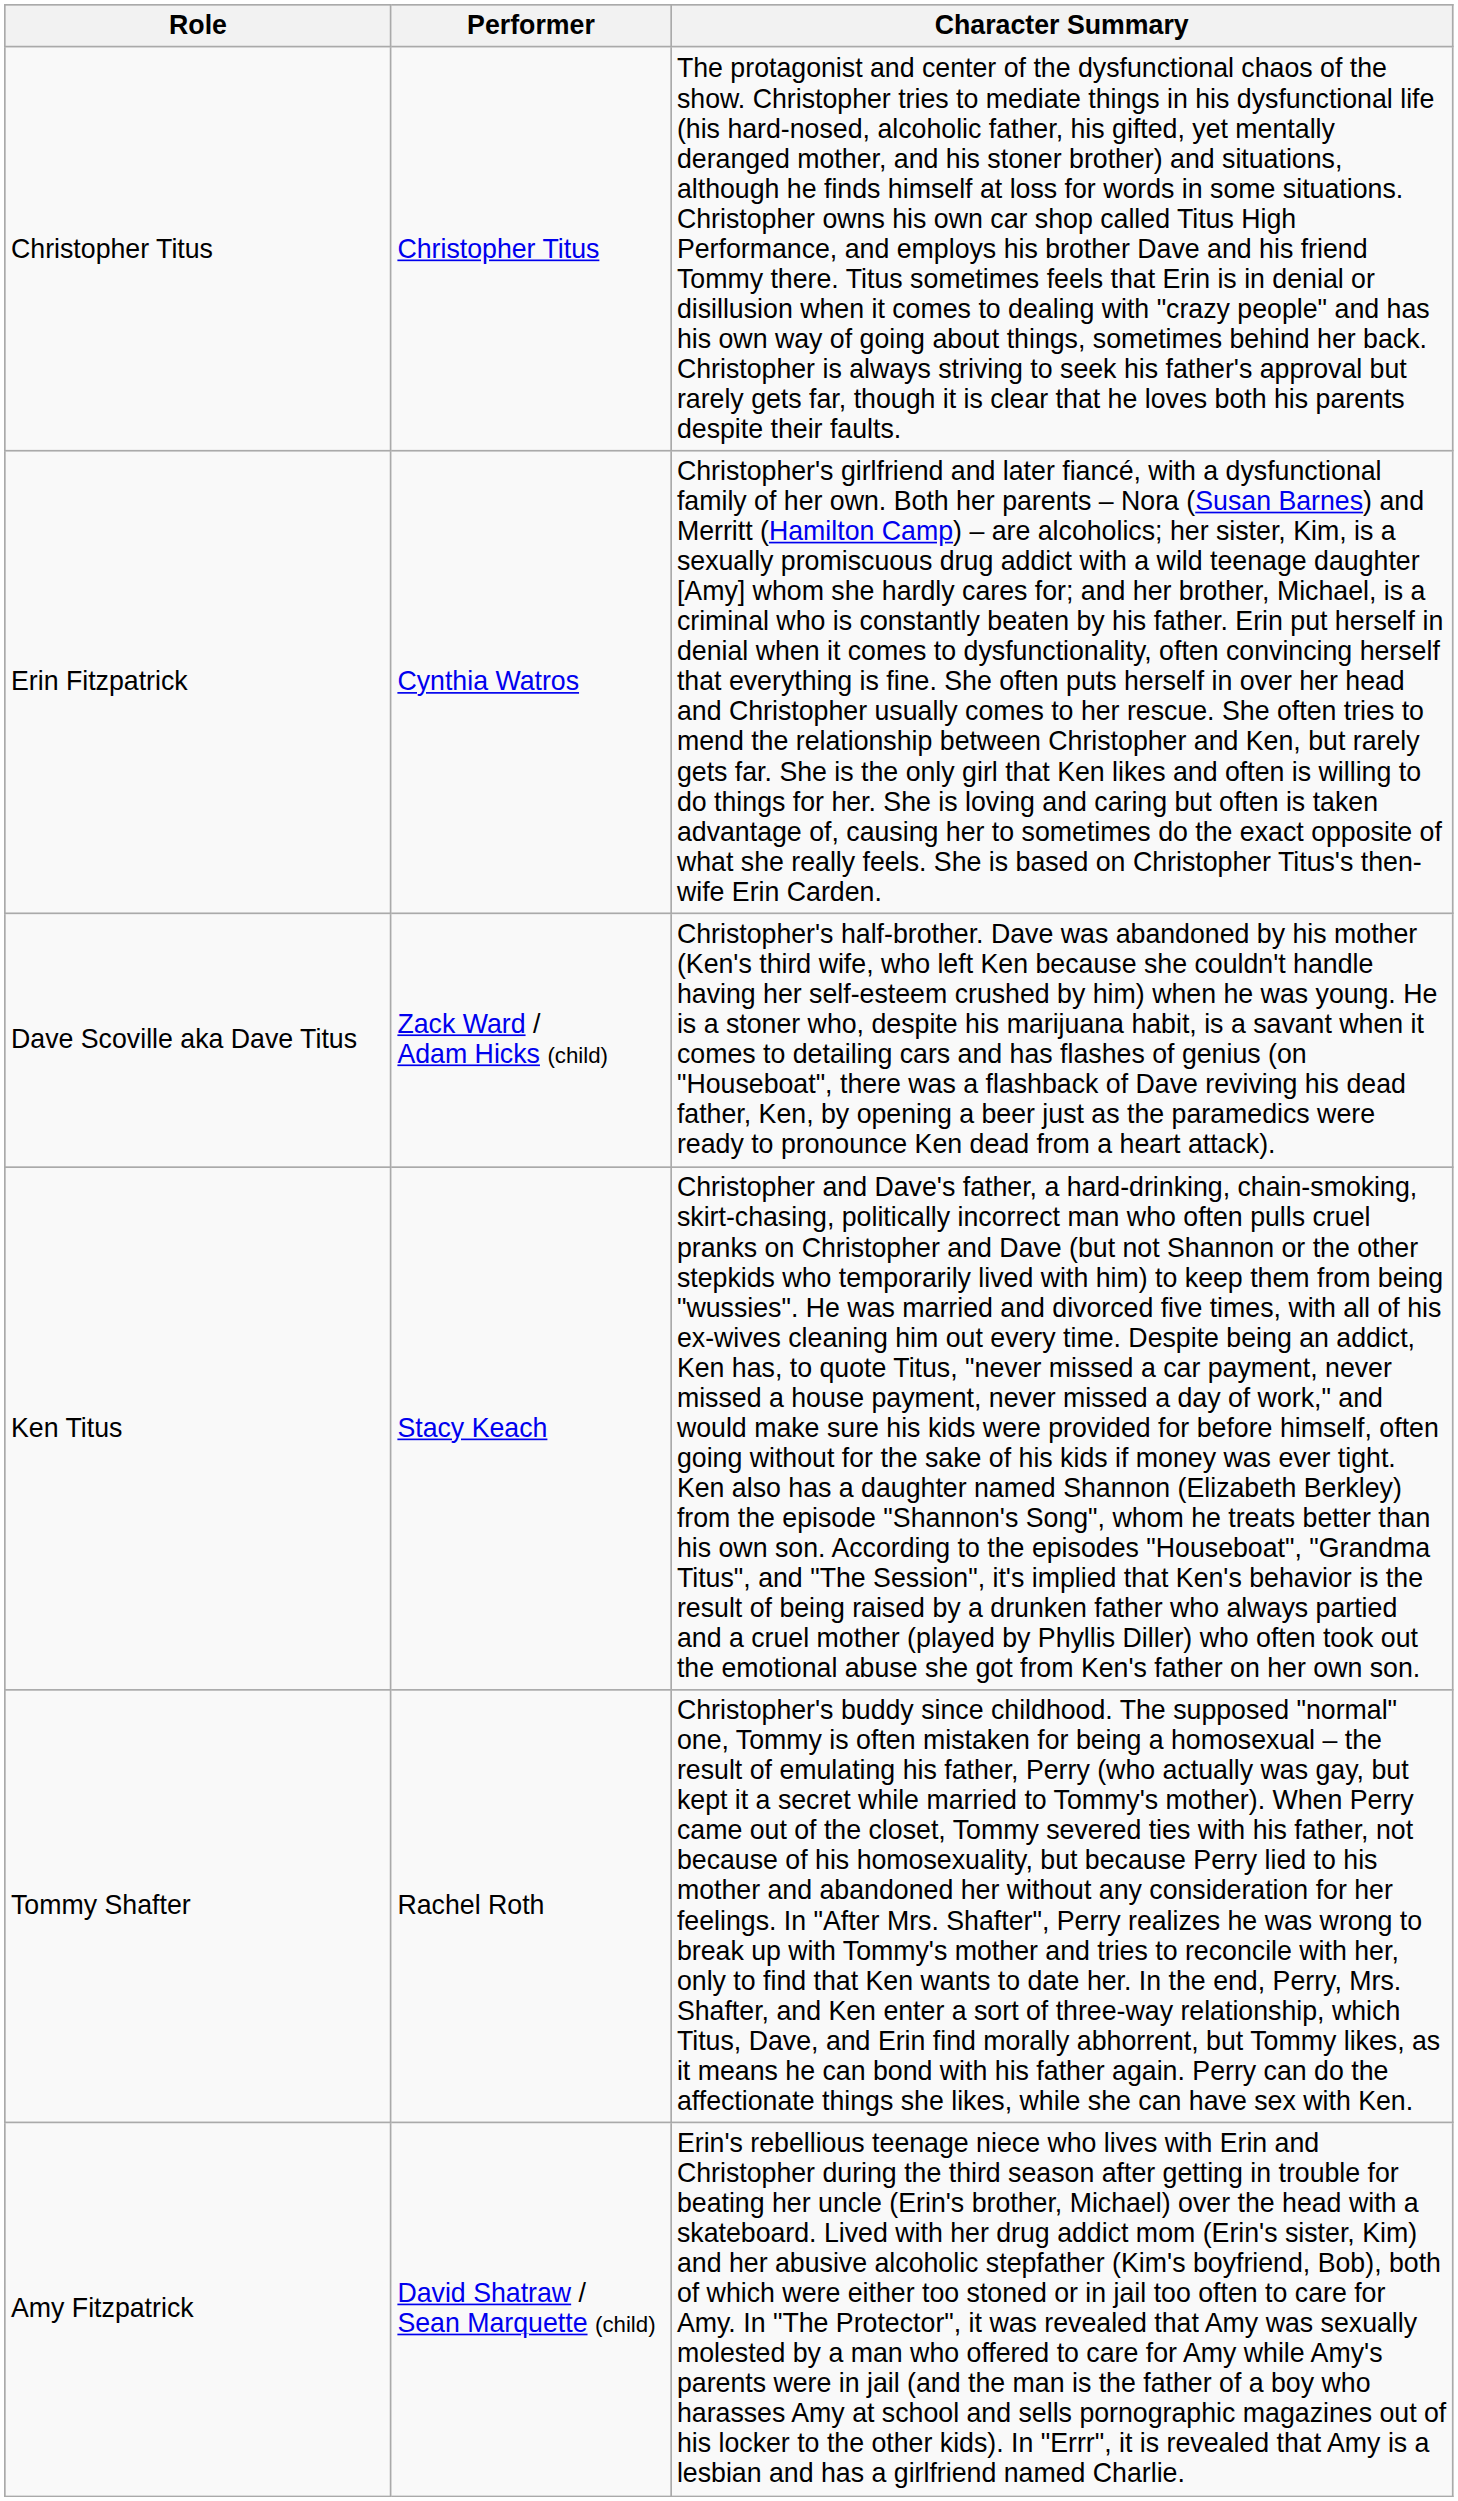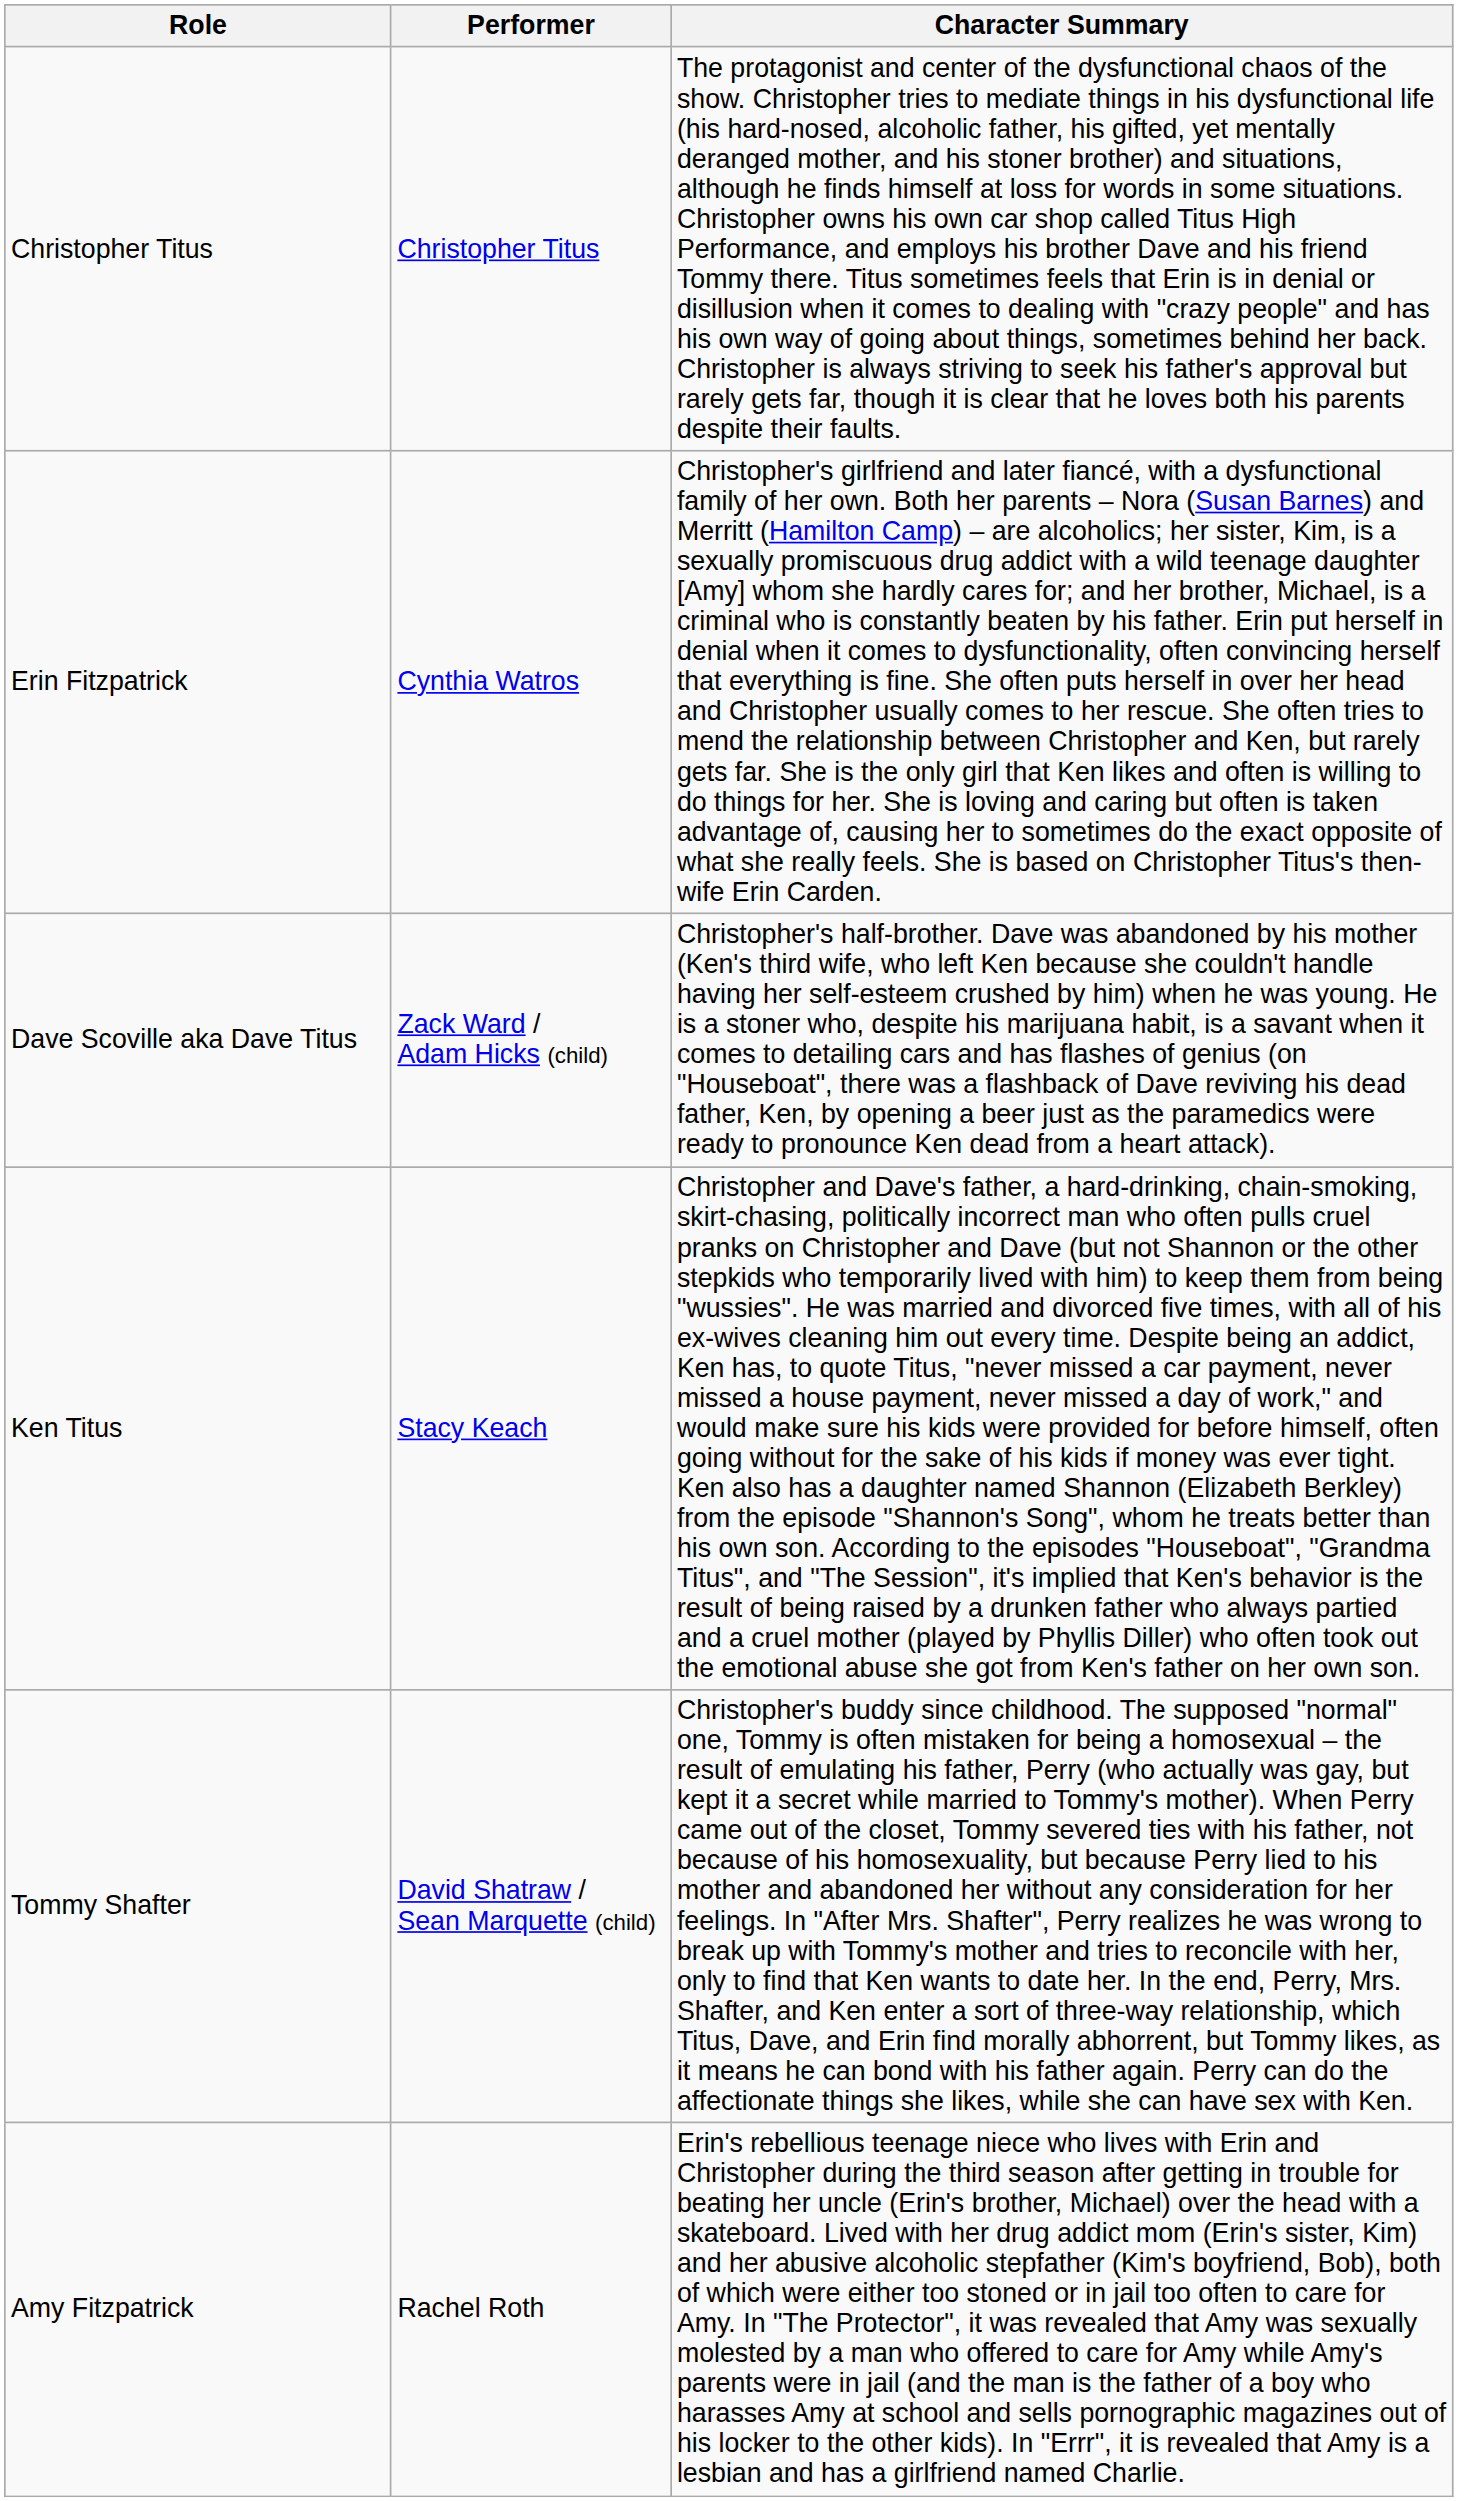(471, 1905) Rachel Roth -> (526, 1905) David Shatraw / Sean Marquette (child)
(526, 2308) David Shatraw / Sean Marquette (child) -> (471, 2308) Rachel Roth
